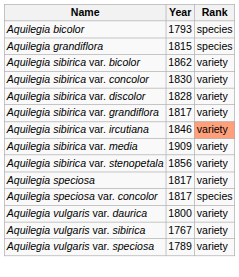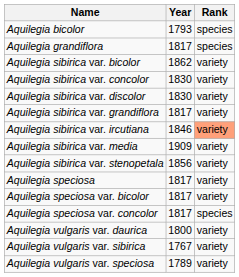(180, 46) 1815 -> (180, 46) 1817
(180, 96) 1828 -> (180, 96) 1830
+ row: (78, 197)
